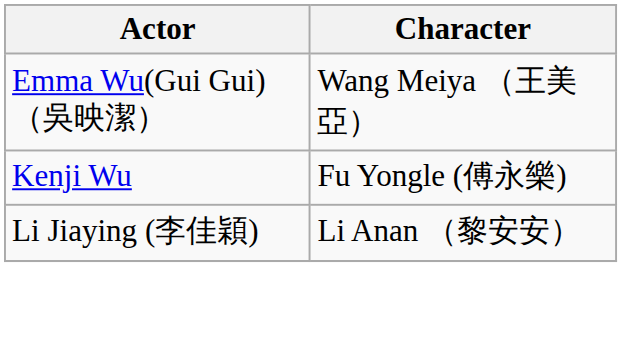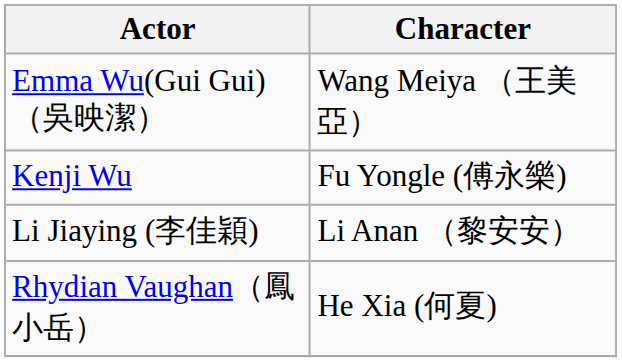+ row: (154, 306)
